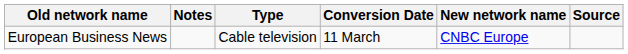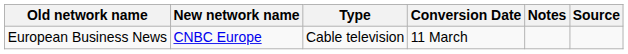columns swapped: (503, 15) <-> (193, 15)
